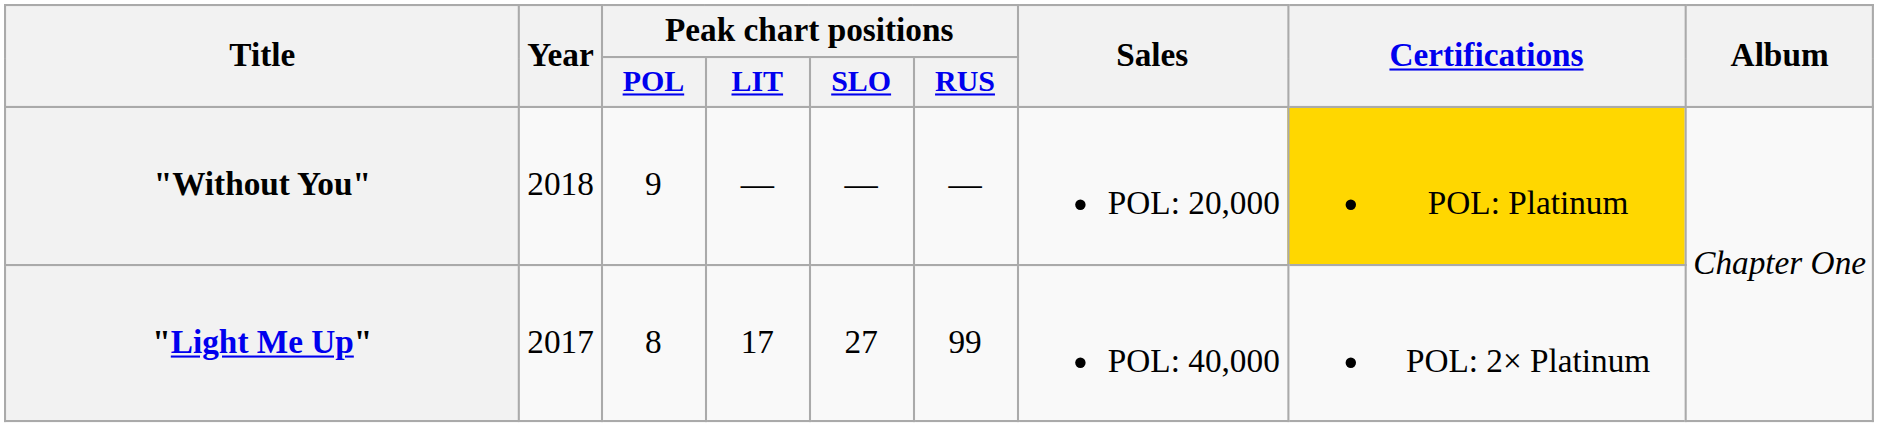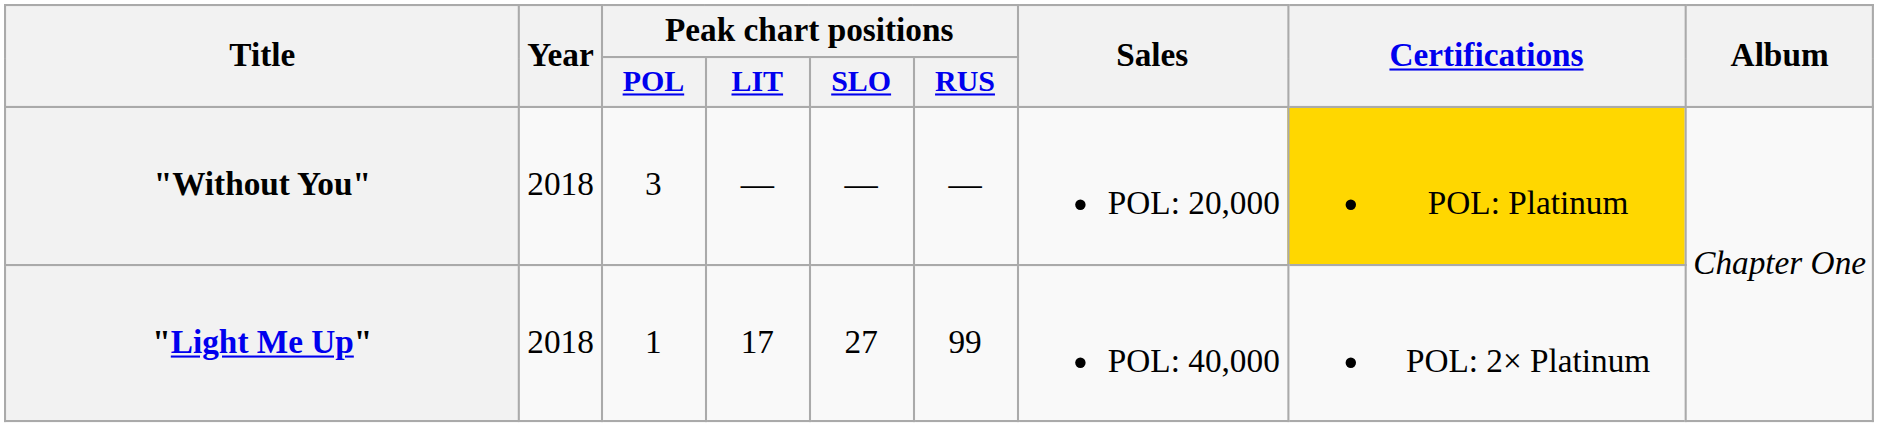(653, 185) 9 -> (653, 185) 3
(561, 341) 2017 -> (561, 341) 2018
(653, 341) 8 -> (653, 341) 1
